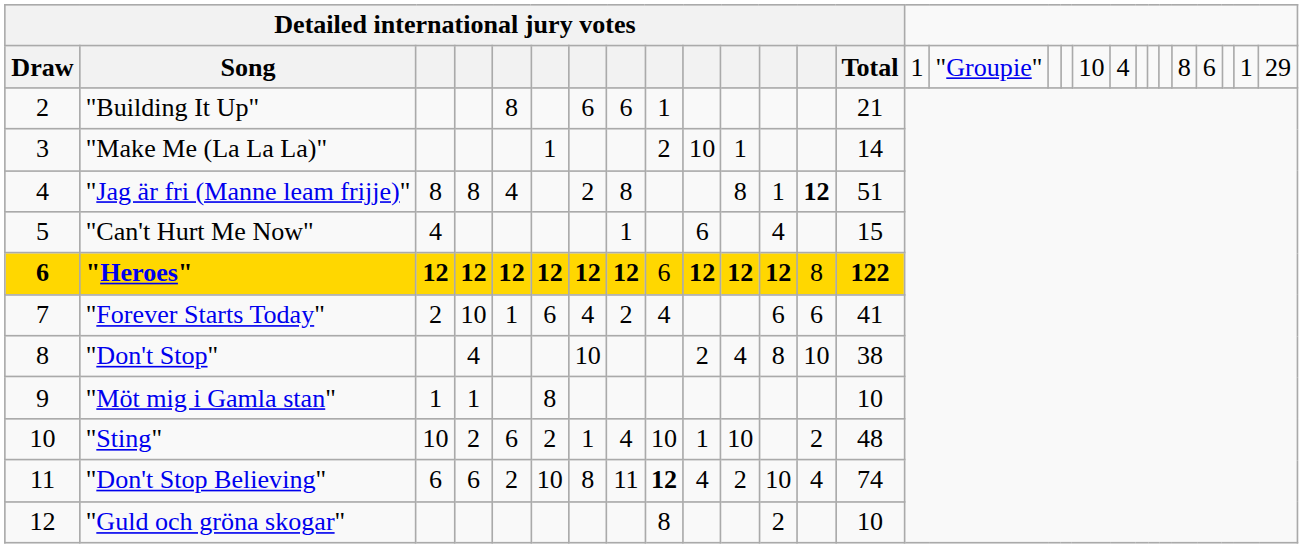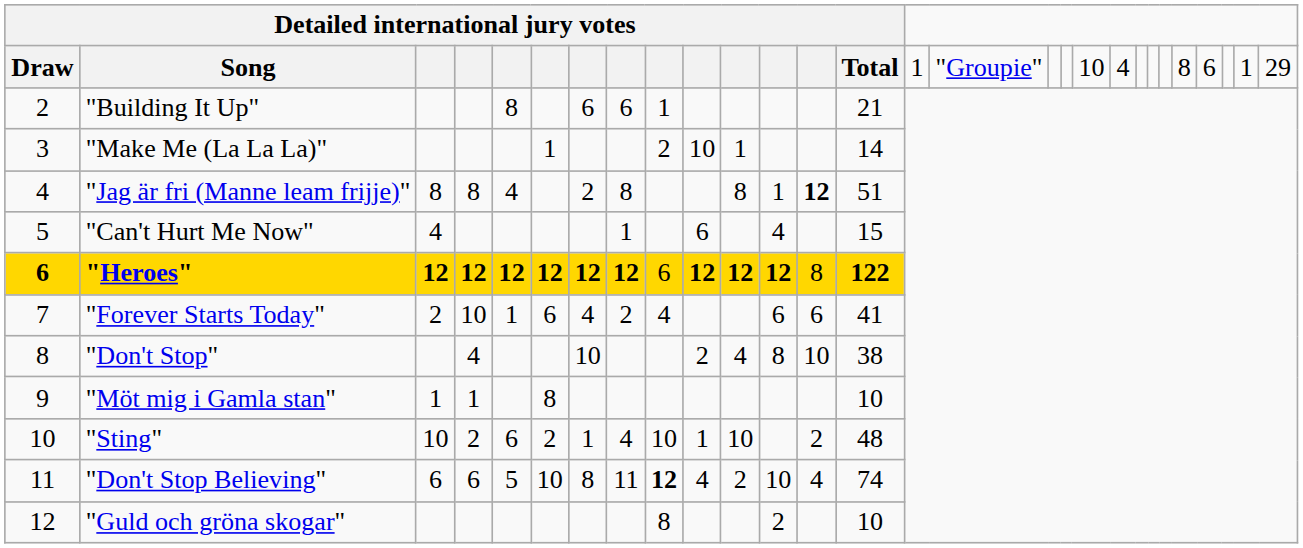(512, 480) 2 -> (512, 480) 5
